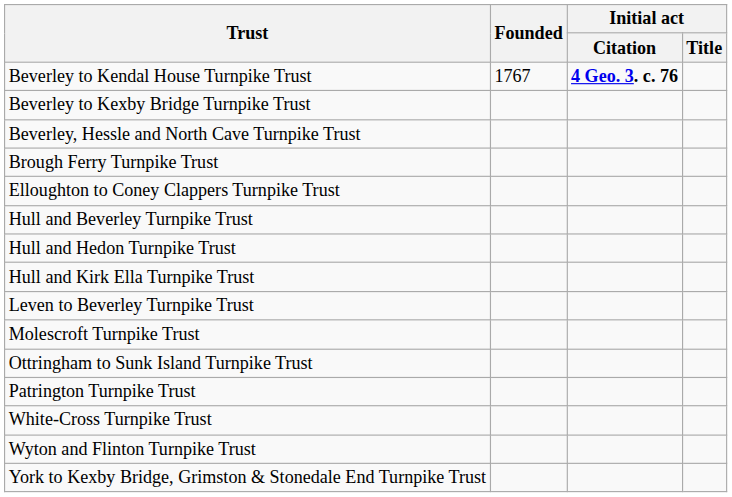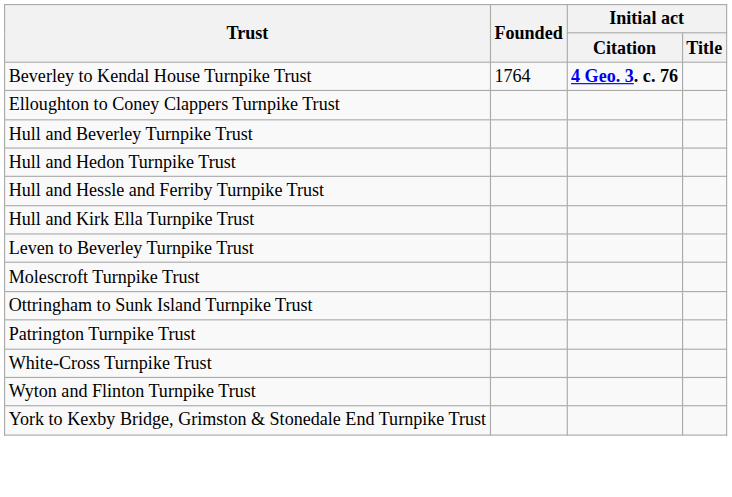(512, 76) 1767 -> (512, 76) 1764
- row: (160, 104)
- row: (185, 133)
- row: (113, 162)
+ row: (166, 190)
